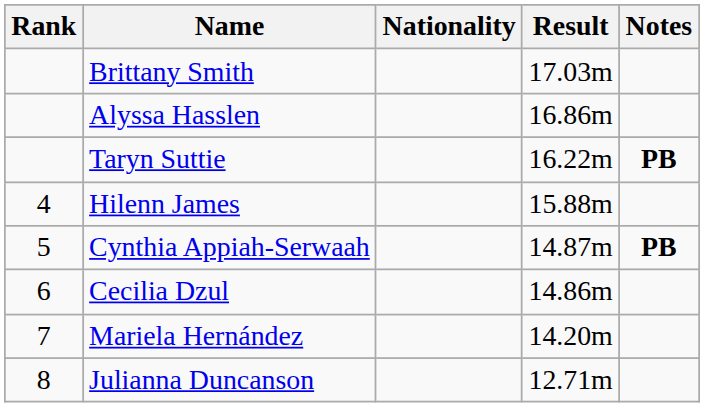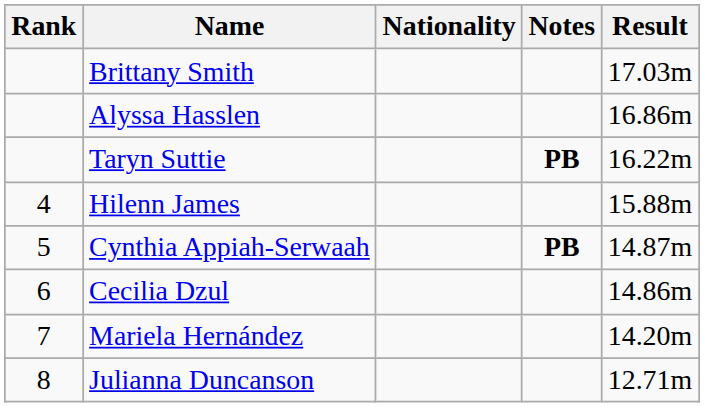columns swapped: (571, 26) <-> (659, 26)
